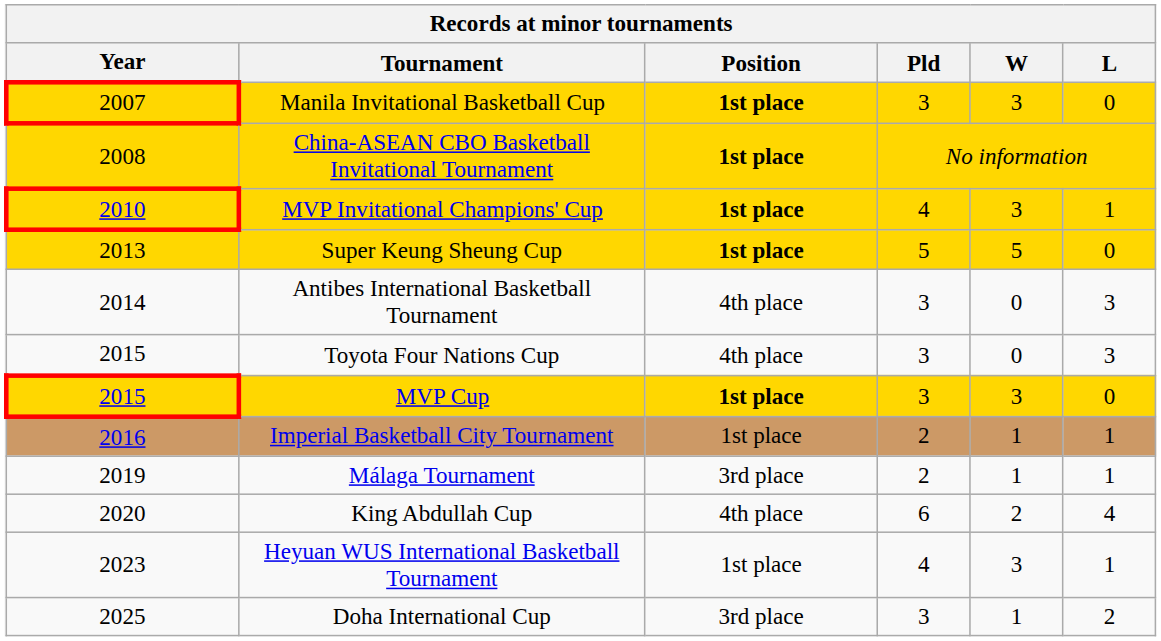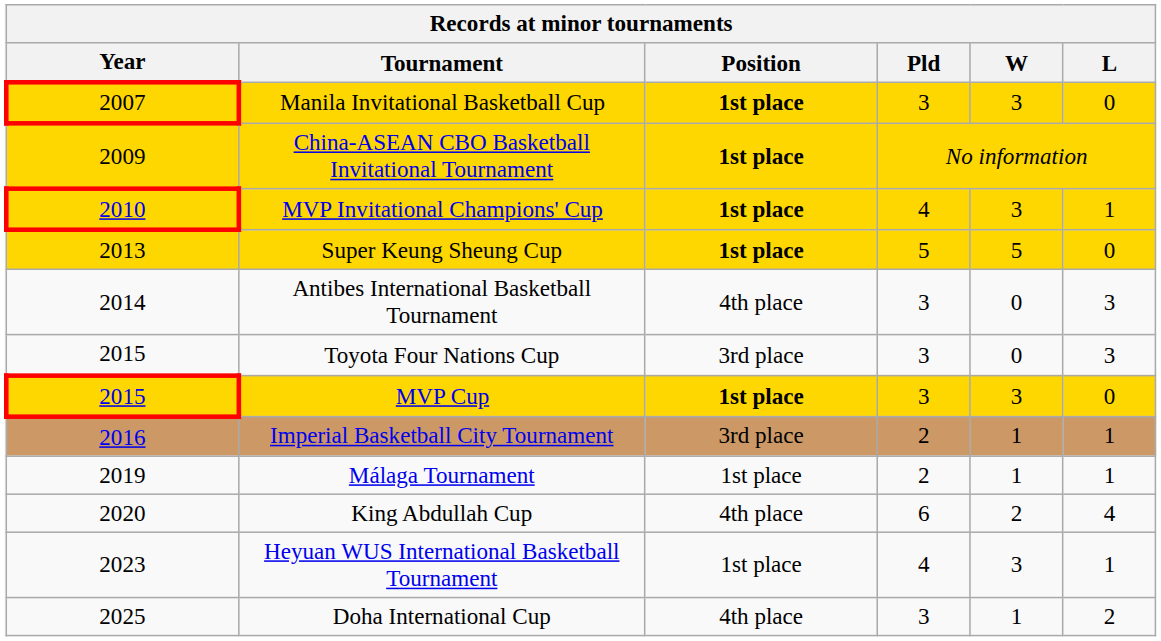(122, 156) 2008 -> (122, 156) 2009
(761, 354) 4th place -> (761, 354) 3rd place
(761, 435) 1st place -> (761, 435) 3rd place
(761, 474) 3rd place -> (761, 474) 1st place
(761, 616) 3rd place -> (761, 616) 4th place
